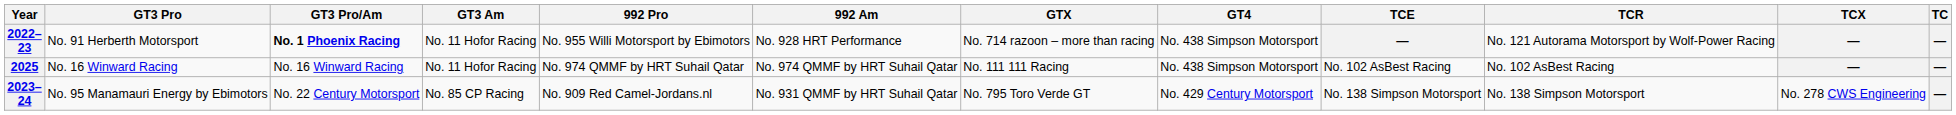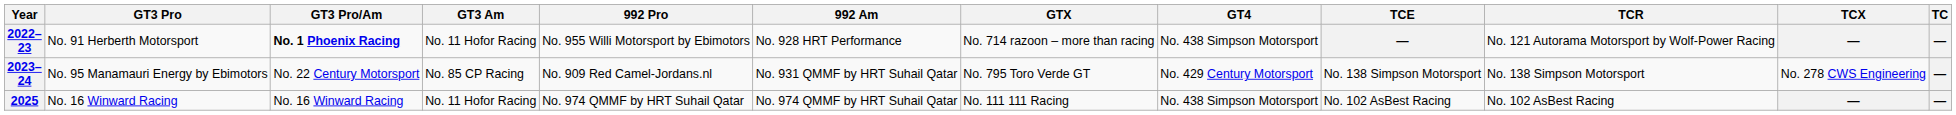rows swapped: (25, 94) <-> (25, 67)
